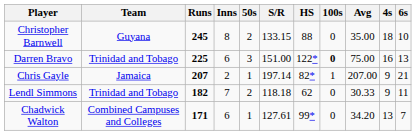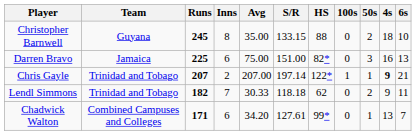columns swapped: (362, 13) <-> (249, 13)
(134, 59) Trinidad and Tobago -> (133, 59) Jamaica
(307, 59) 122* -> (321, 59) 82*
(333, 59) bold -> (347, 59) normal
(133, 76) Jamaica -> (134, 76) Trinidad and Tobago
(307, 76) 82* -> (321, 76) 122*
(388, 76) normal -> (388, 76) bold
